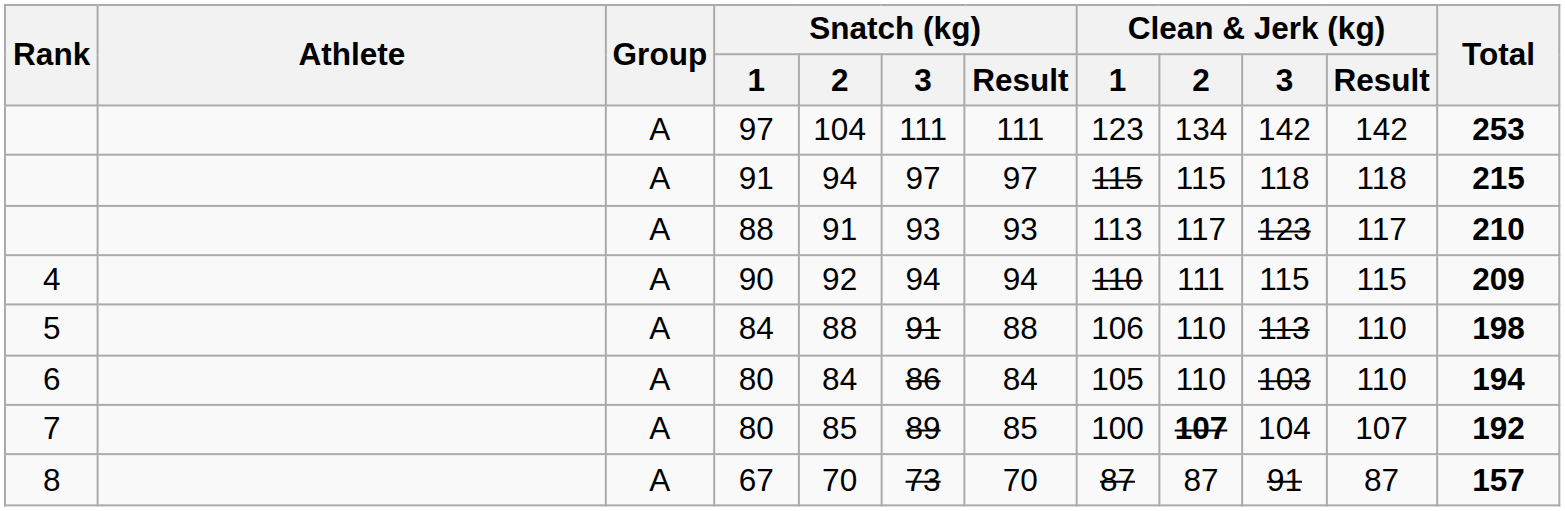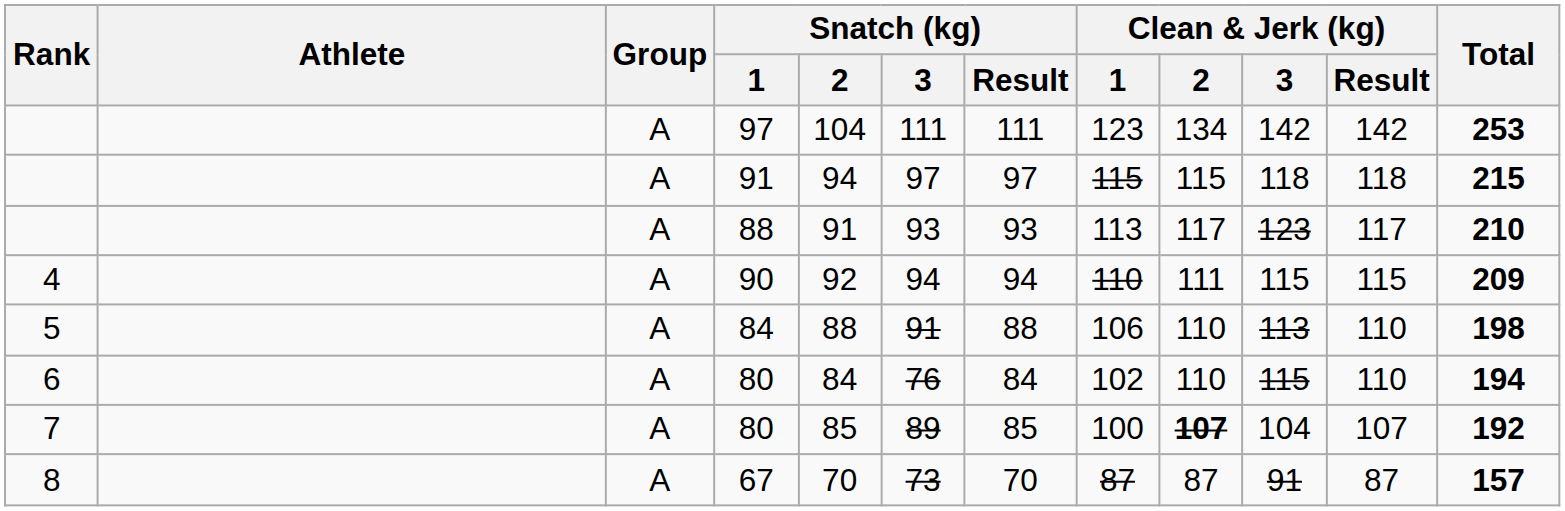(923, 379) 86 -> (923, 379) 76
(1117, 379) 105 -> (1117, 379) 102
(1284, 379) 103 -> (1284, 379) 115
